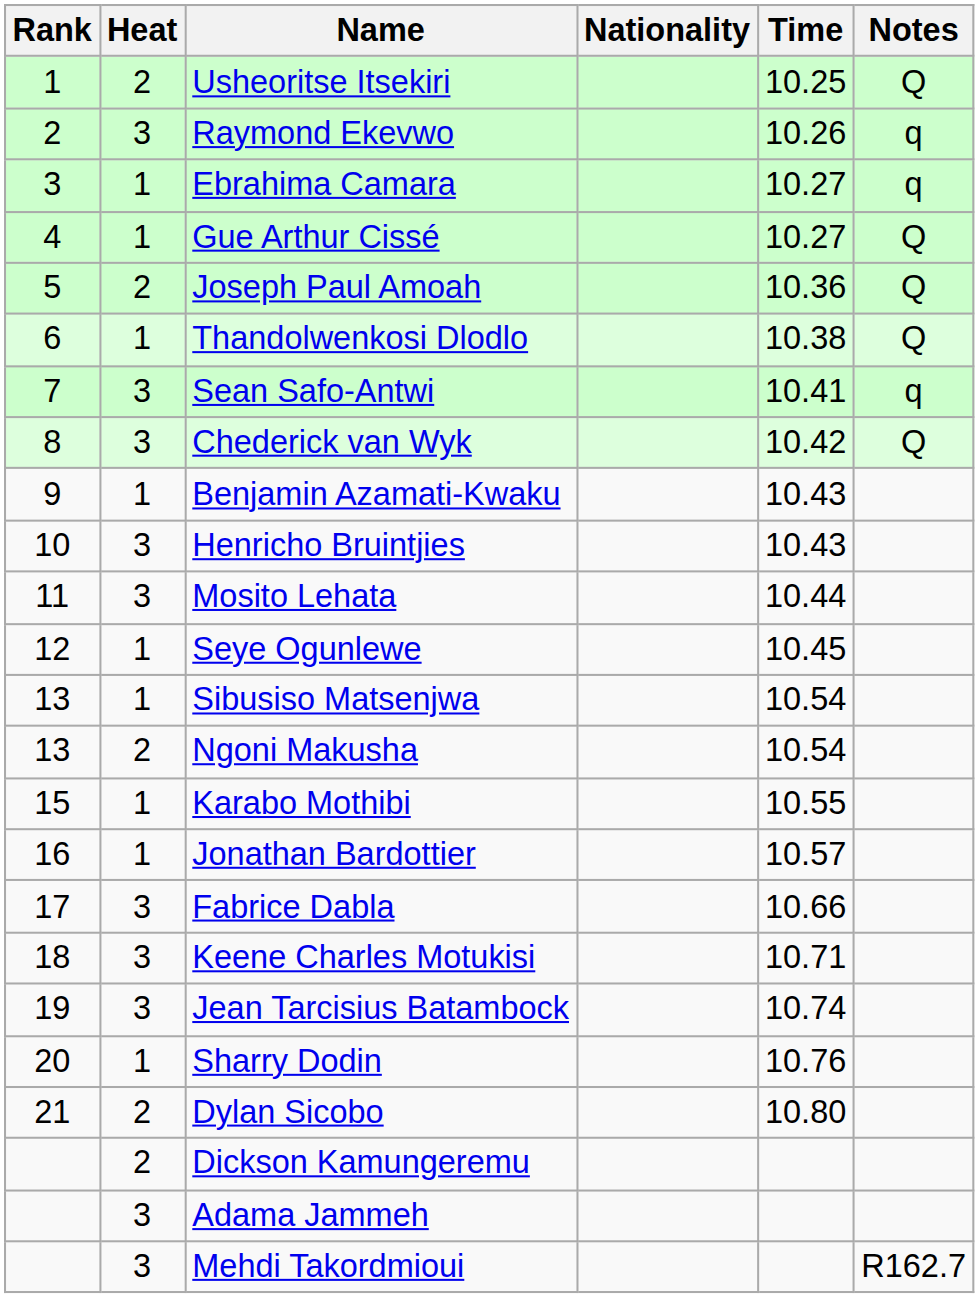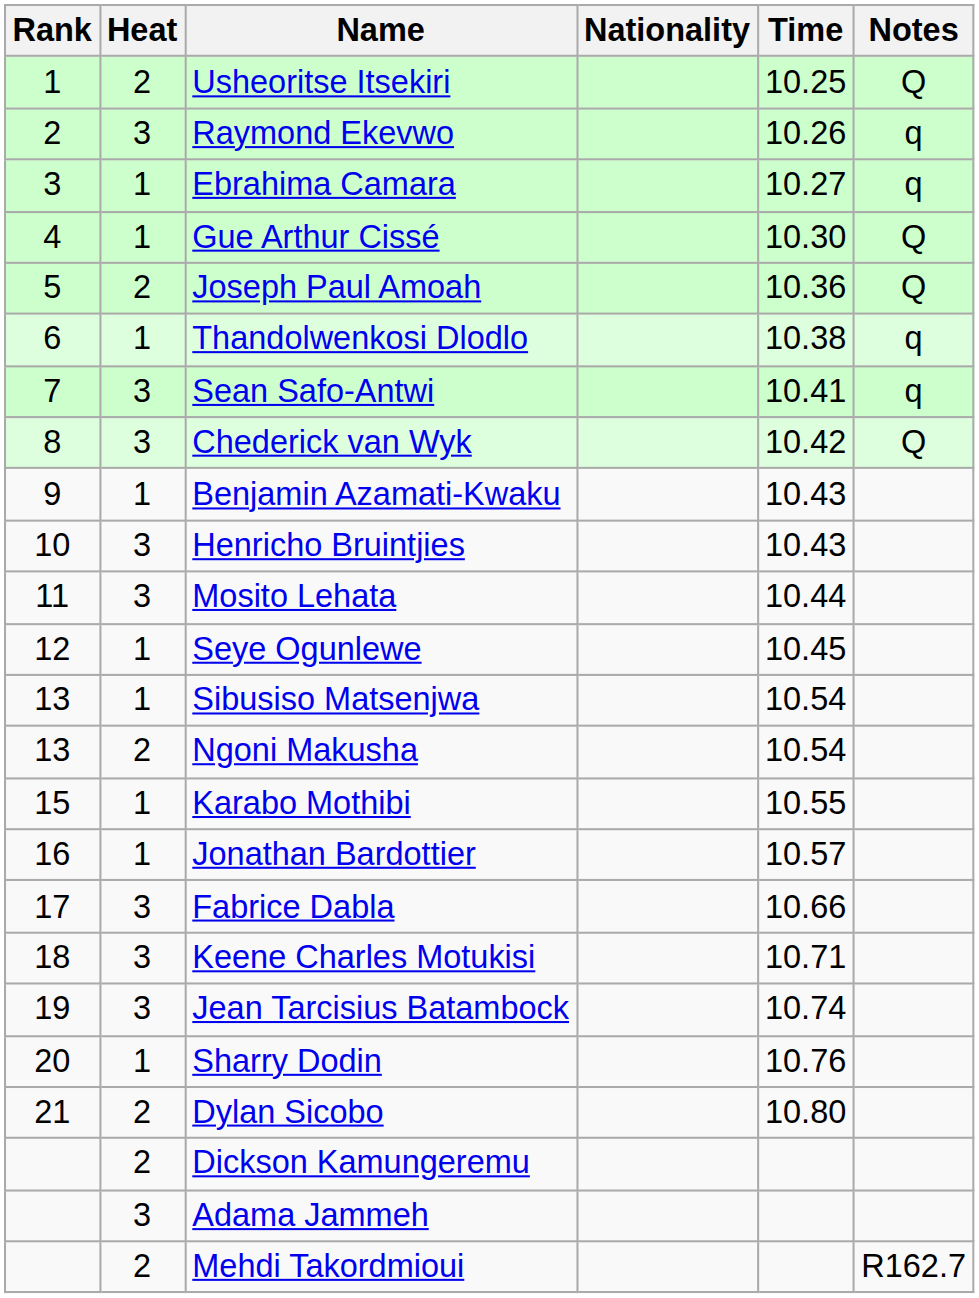(806, 236) 10.27 -> (806, 236) 10.30
(914, 339) Q -> (914, 339) q
(142, 1266) 3 -> (142, 1266) 2
